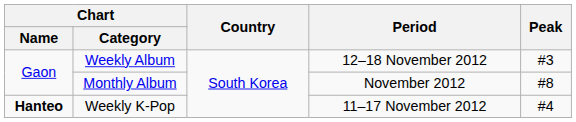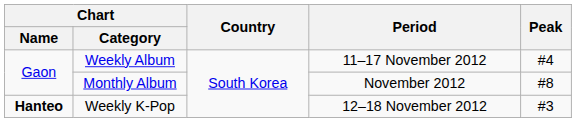(415, 60) 12–18 November 2012 -> (415, 60) 11–17 November 2012
(546, 60) #3 -> (546, 60) #4
(415, 106) 11–17 November 2012 -> (415, 106) 12–18 November 2012
(546, 106) #4 -> (546, 106) #3
